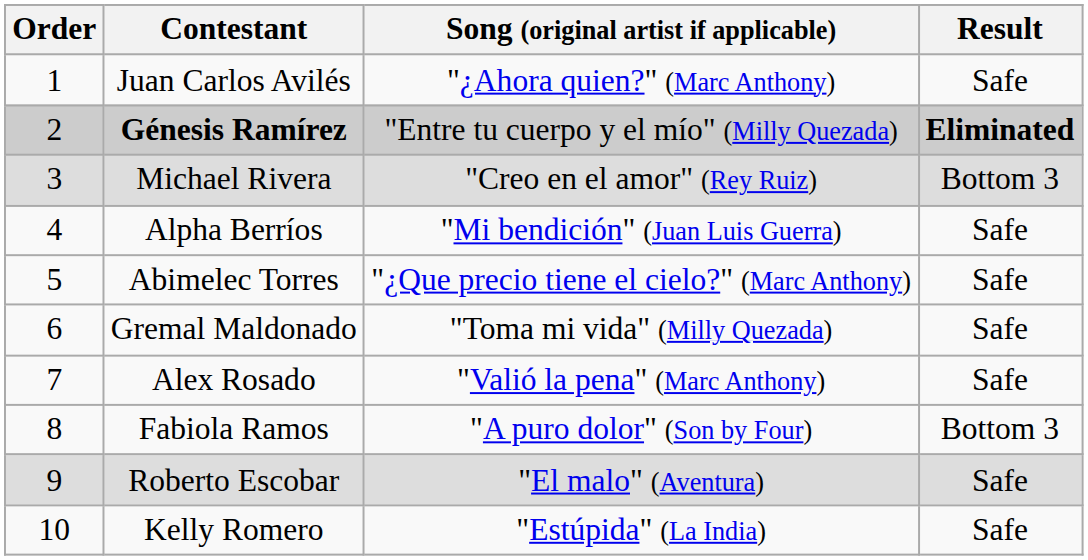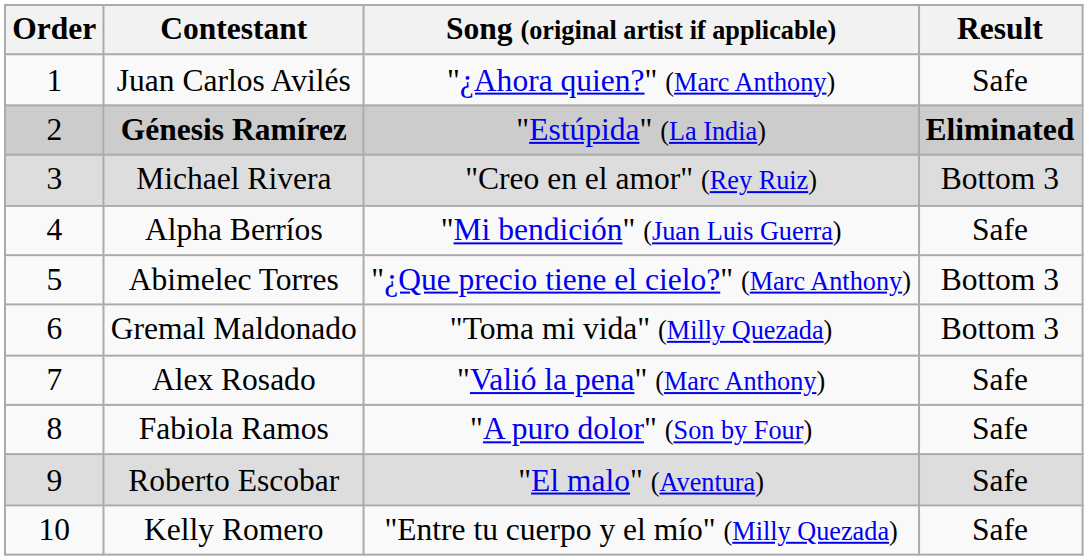(641, 129) "Entre tu cuerpo y el mío" (Milly Quezada) -> (641, 129) "Estúpida" (La India)
(1000, 279) Safe -> (1000, 279) Bottom 3
(1000, 329) Safe -> (1000, 329) Bottom 3
(1000, 429) Bottom 3 -> (1000, 429) Safe
(641, 529) "Estúpida" (La India) -> (641, 529) "Entre tu cuerpo y el mío" (Milly Quezada)
